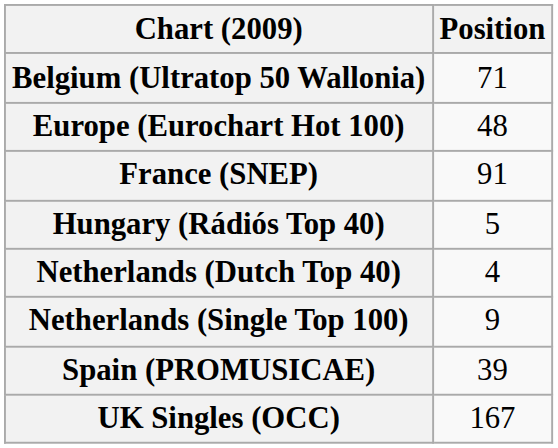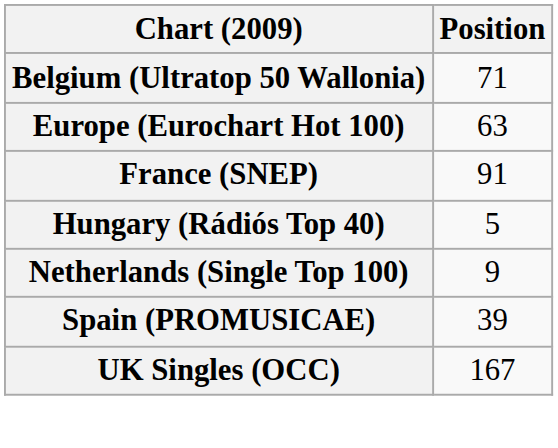(492, 126) 48 -> (492, 126) 63
- row: (219, 272)
